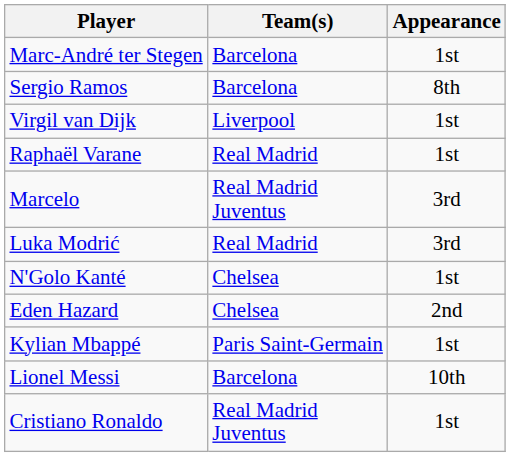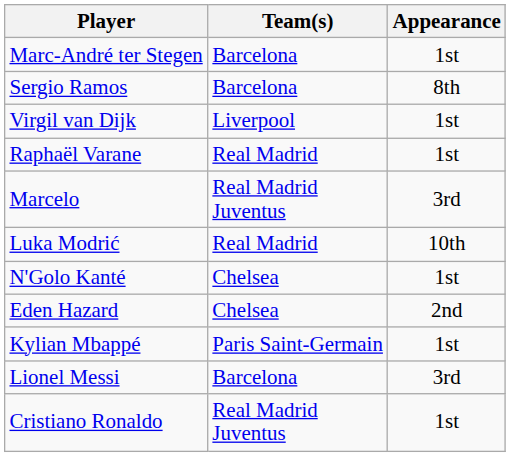(447, 244) 3rd -> (447, 244) 10th
(447, 377) 10th -> (447, 377) 3rd
